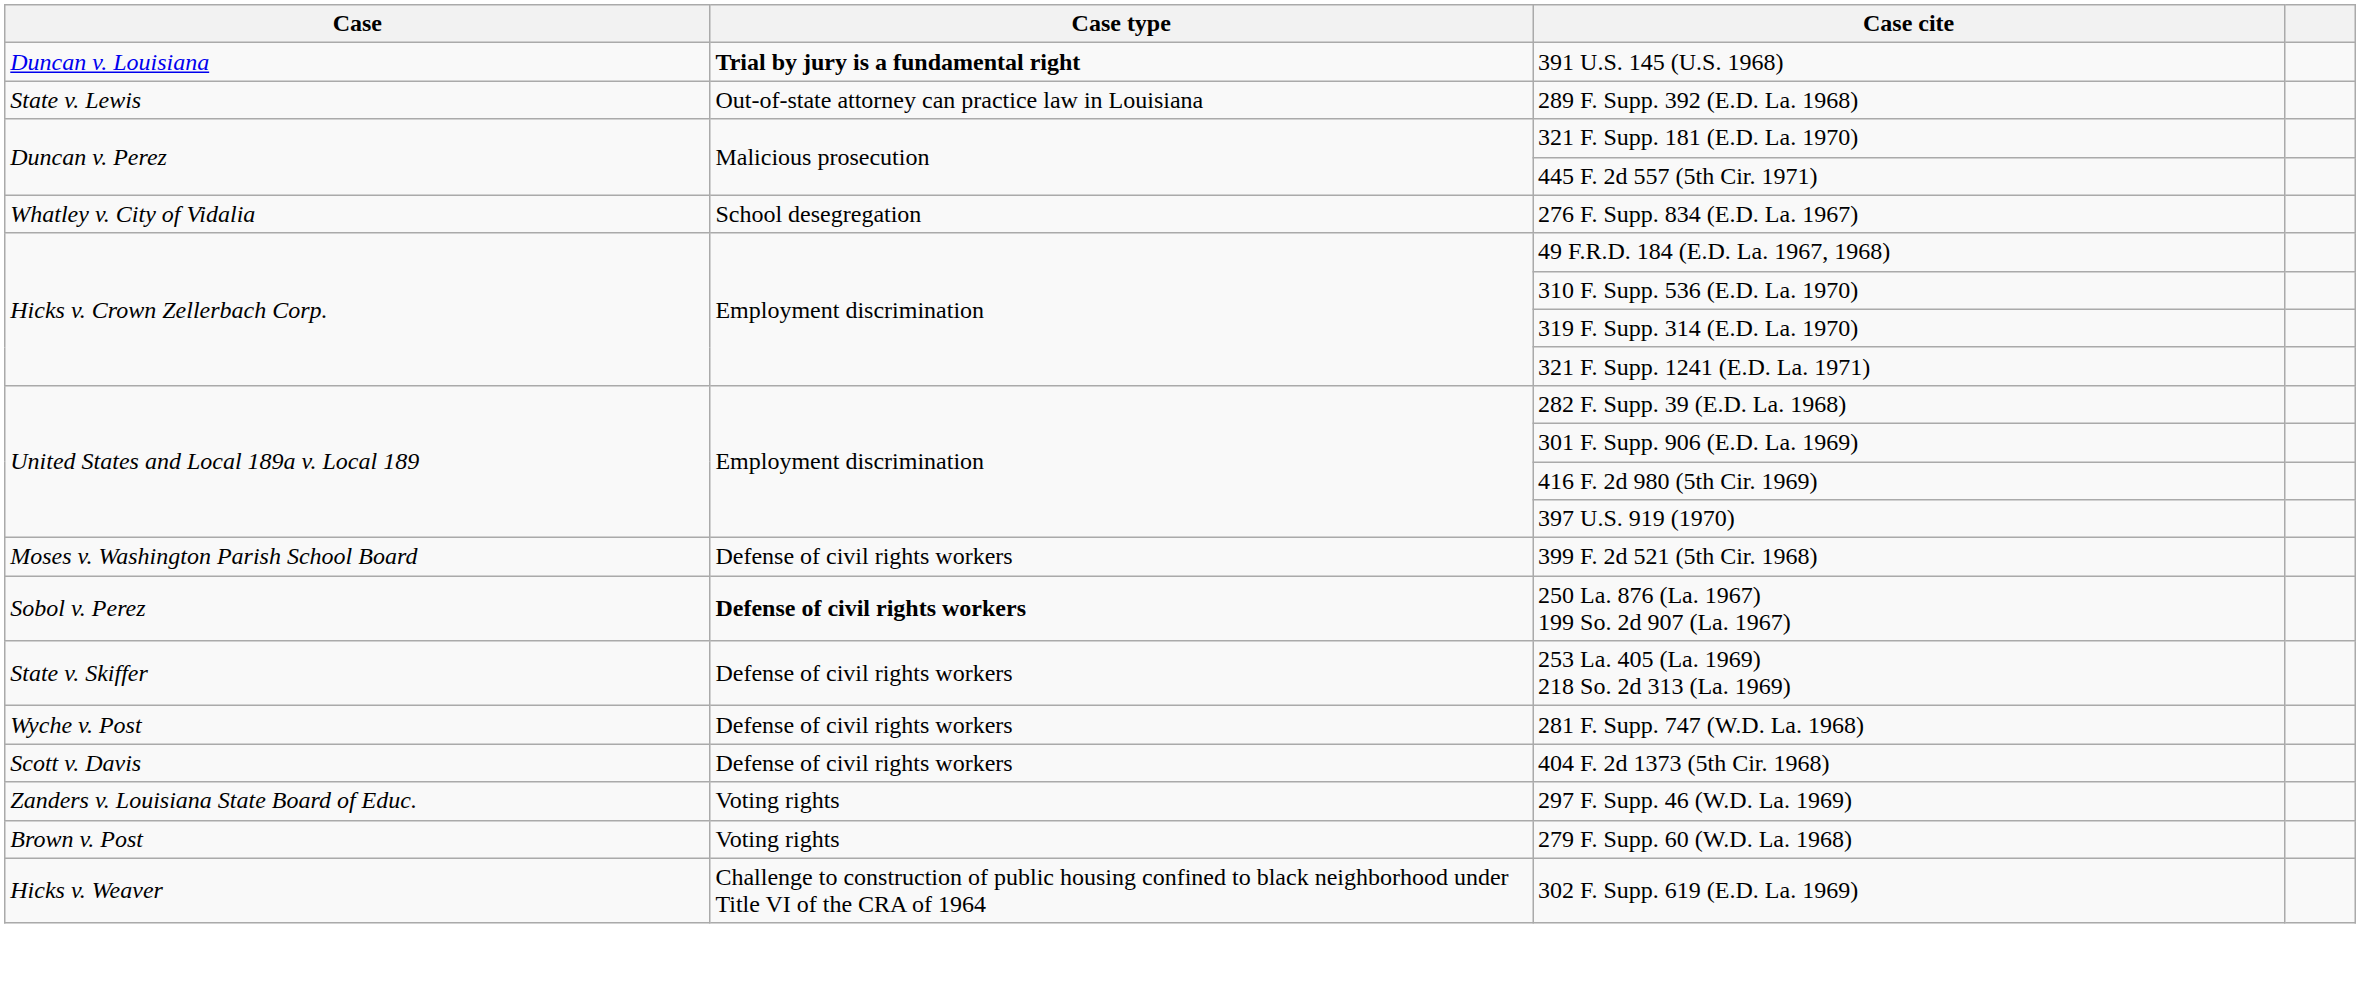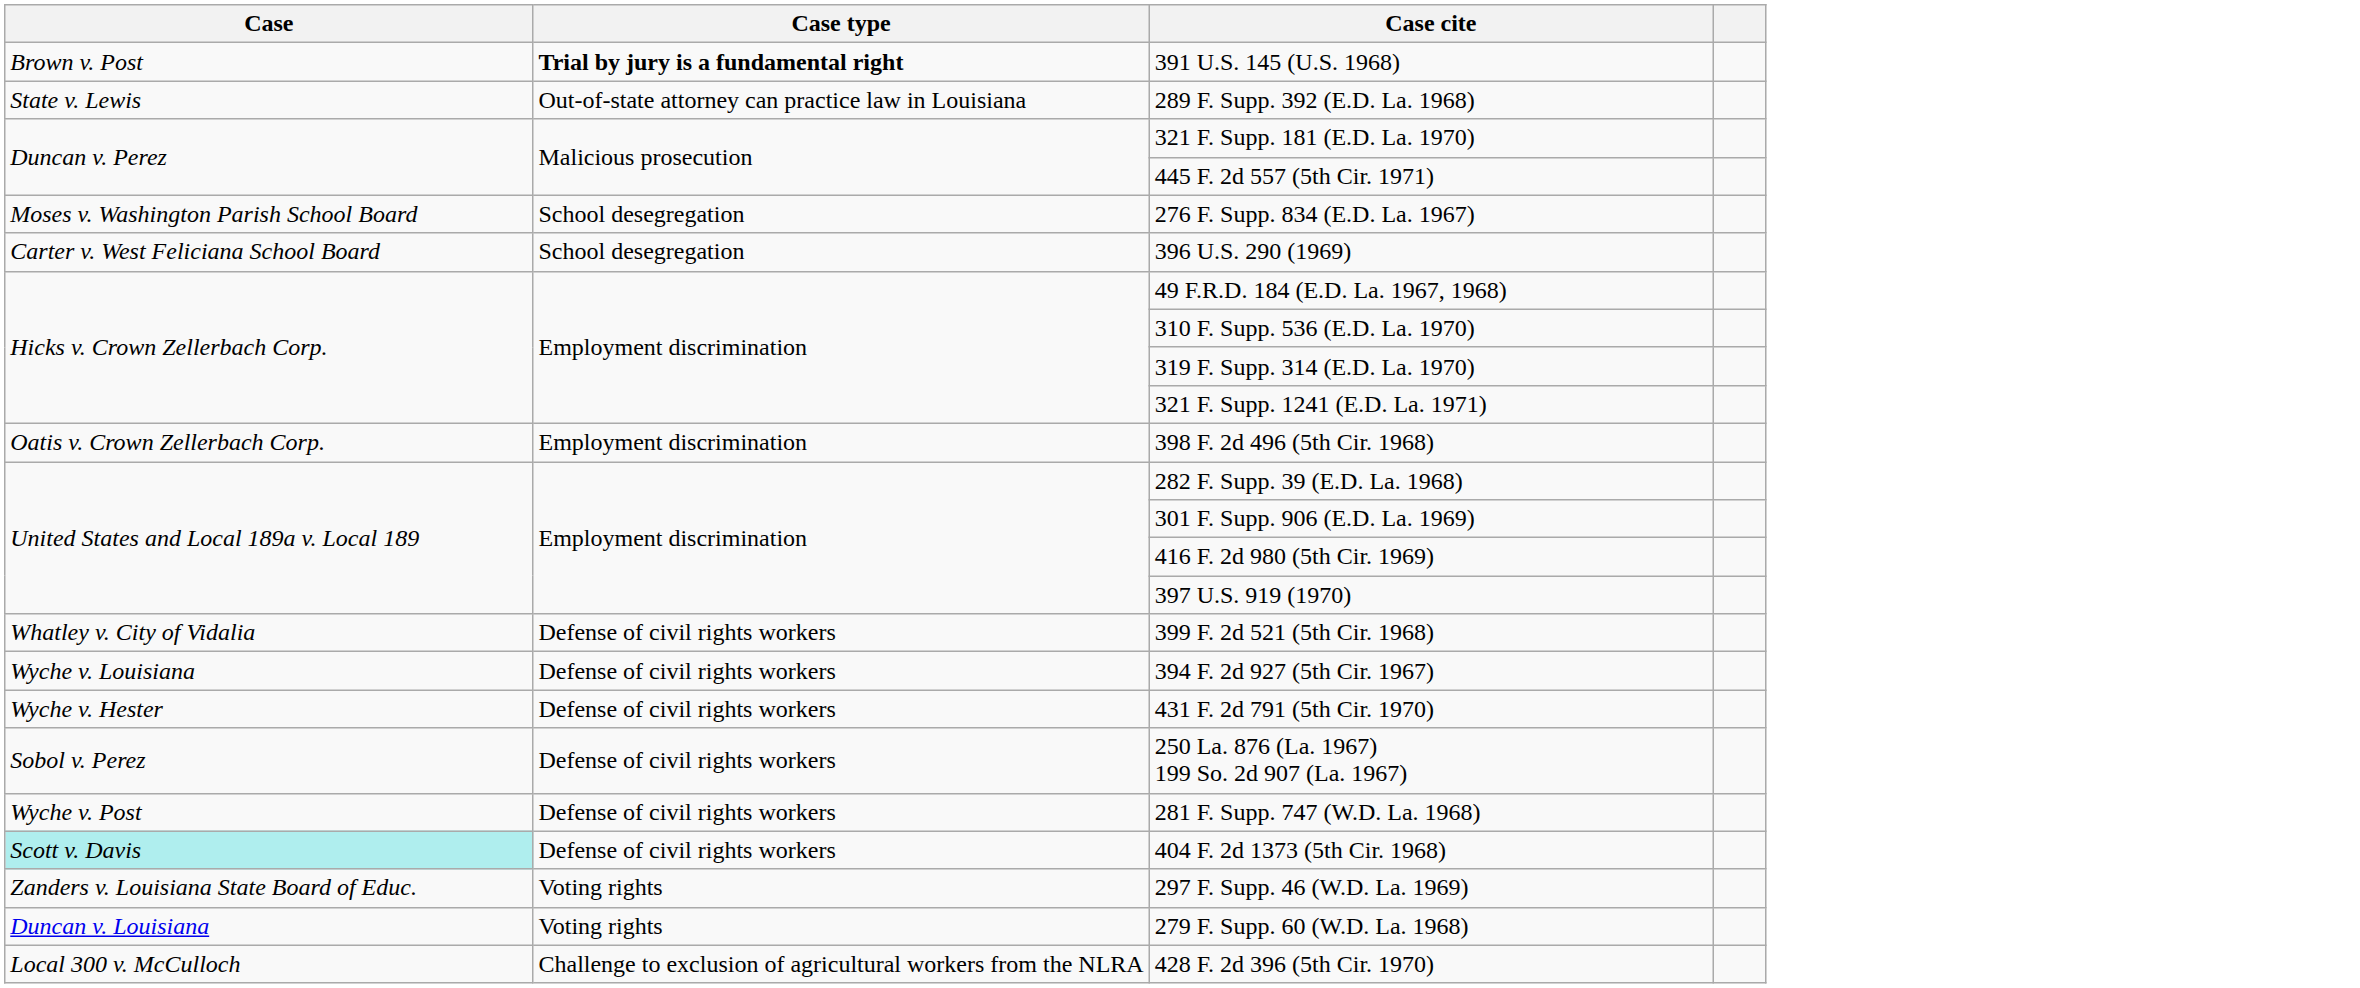(110, 61) Duncan v. Louisiana -> (77, 61) Brown v. Post
(133, 213) Whatley v. City of Vidalia -> (214, 213) Moses v. Washington Parish School Board
+ row: (1253, 251)
+ row: (1294, 442)
(214, 556) Moses v. Washington Parish School Board -> (133, 632) Whatley v. City of Vidalia
+ row: (1294, 670)
+ row: (1294, 708)
(871, 607) bold -> (687, 760) normal
- row: (1664, 673)
(76, 762) no background -> (76, 849) paleturquoise background
(77, 838) Brown v. Post -> (110, 925) Duncan v. Louisiana
- row: (1698, 890)
+ row: (1294, 964)
